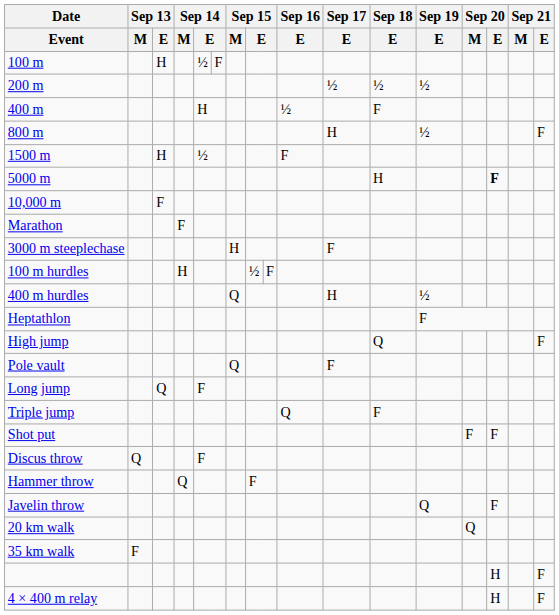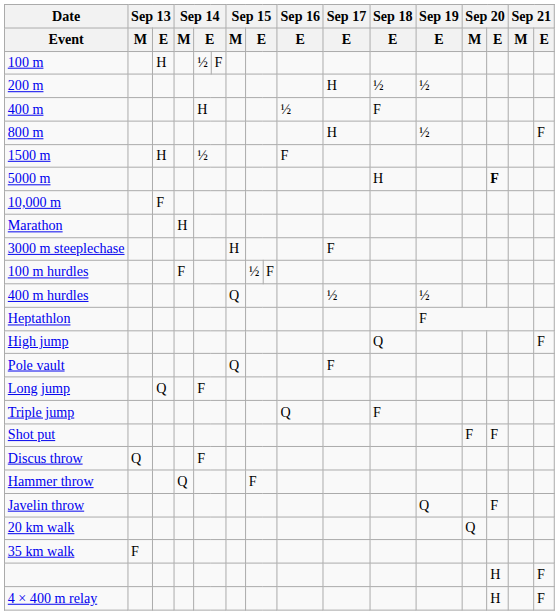(332, 86) ½ -> (332, 86) H
(181, 226) F -> (182, 226) H
(182, 272) H -> (181, 272) F
(332, 295) H -> (332, 295) ½
